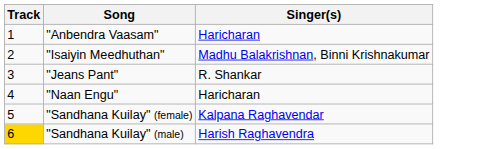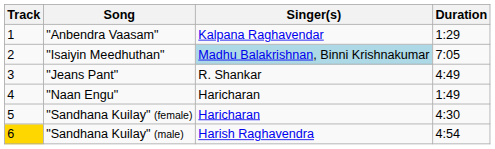+ column: (461, 15)
(229, 35) Haricharan -> (261, 35) Kalpana Raghavendar
(314, 55) no background -> (314, 55) lightblue background
(261, 114) Kalpana Raghavendar -> (229, 114) Haricharan
